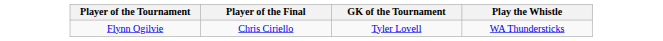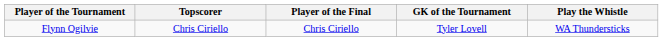+ column: (201, 12)
